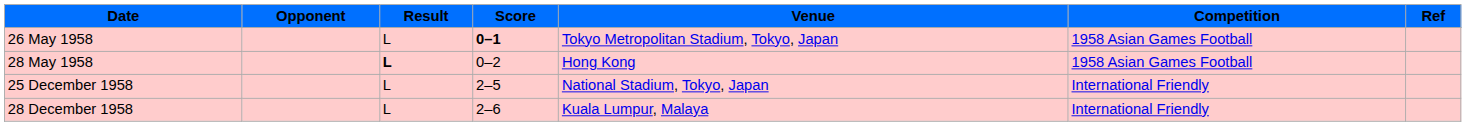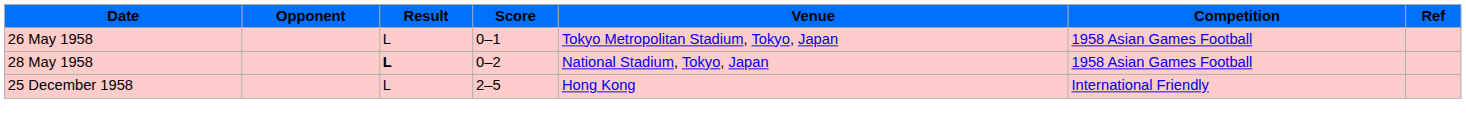(488, 39) bold -> (488, 39) normal
(599, 62) Hong Kong -> (665, 62) National Stadium, Tokyo, Japan
(665, 86) National Stadium, Tokyo, Japan -> (599, 86) Hong Kong
- row: (70, 109)
